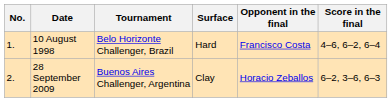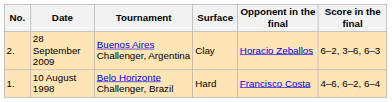rows swapped: (55, 44) <-> (57, 77)
